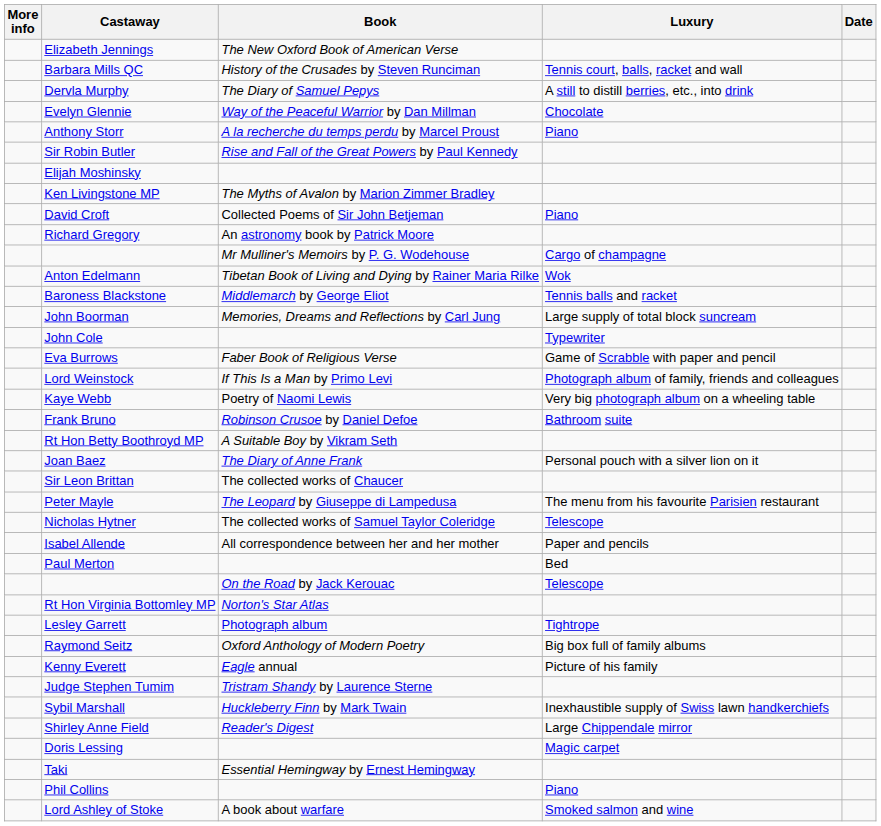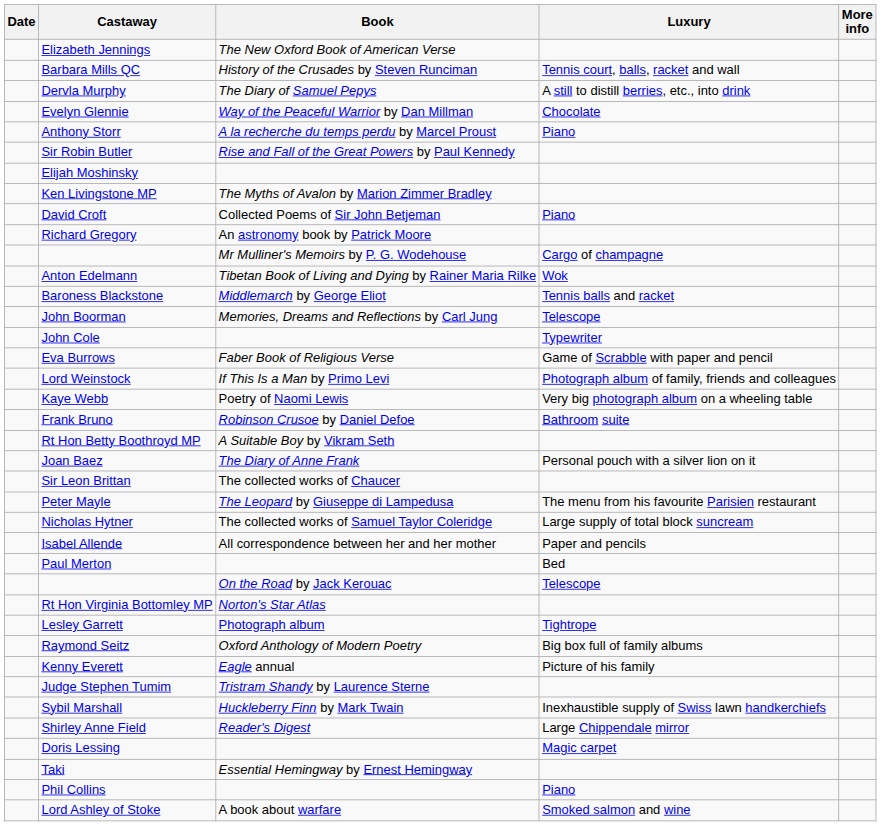columns swapped: (859, 22) <-> (23, 22)
(651, 317) Large supply of total block suncream -> (571, 317) Telescope
(574, 522) Telescope -> (648, 522) Large supply of total block suncream
